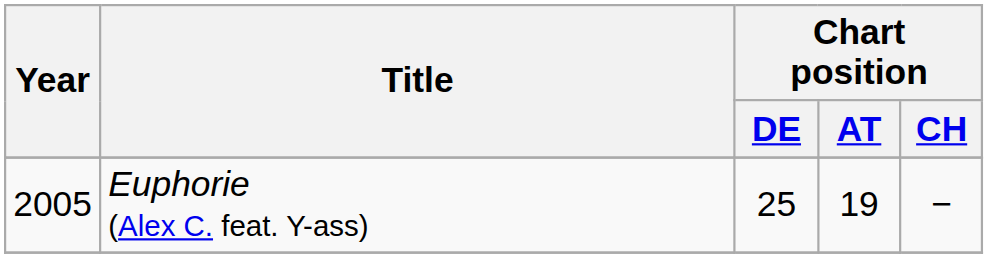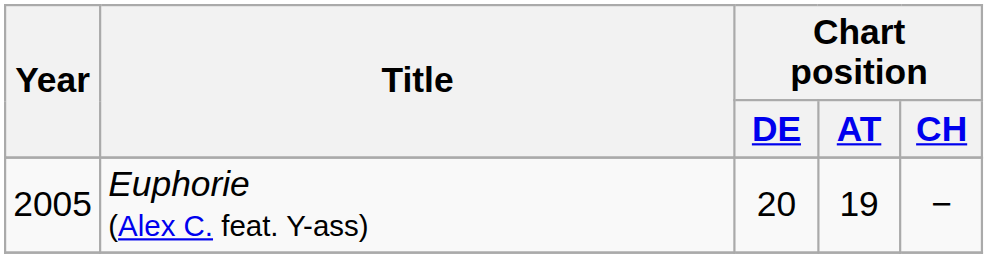(776, 204) 25 -> (776, 204) 20
